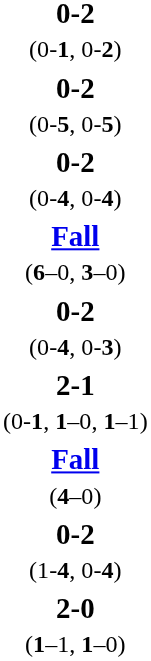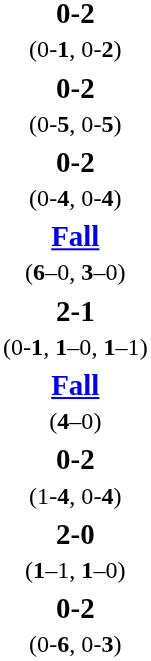- row: (75, 328)
+ row: (75, 625)
